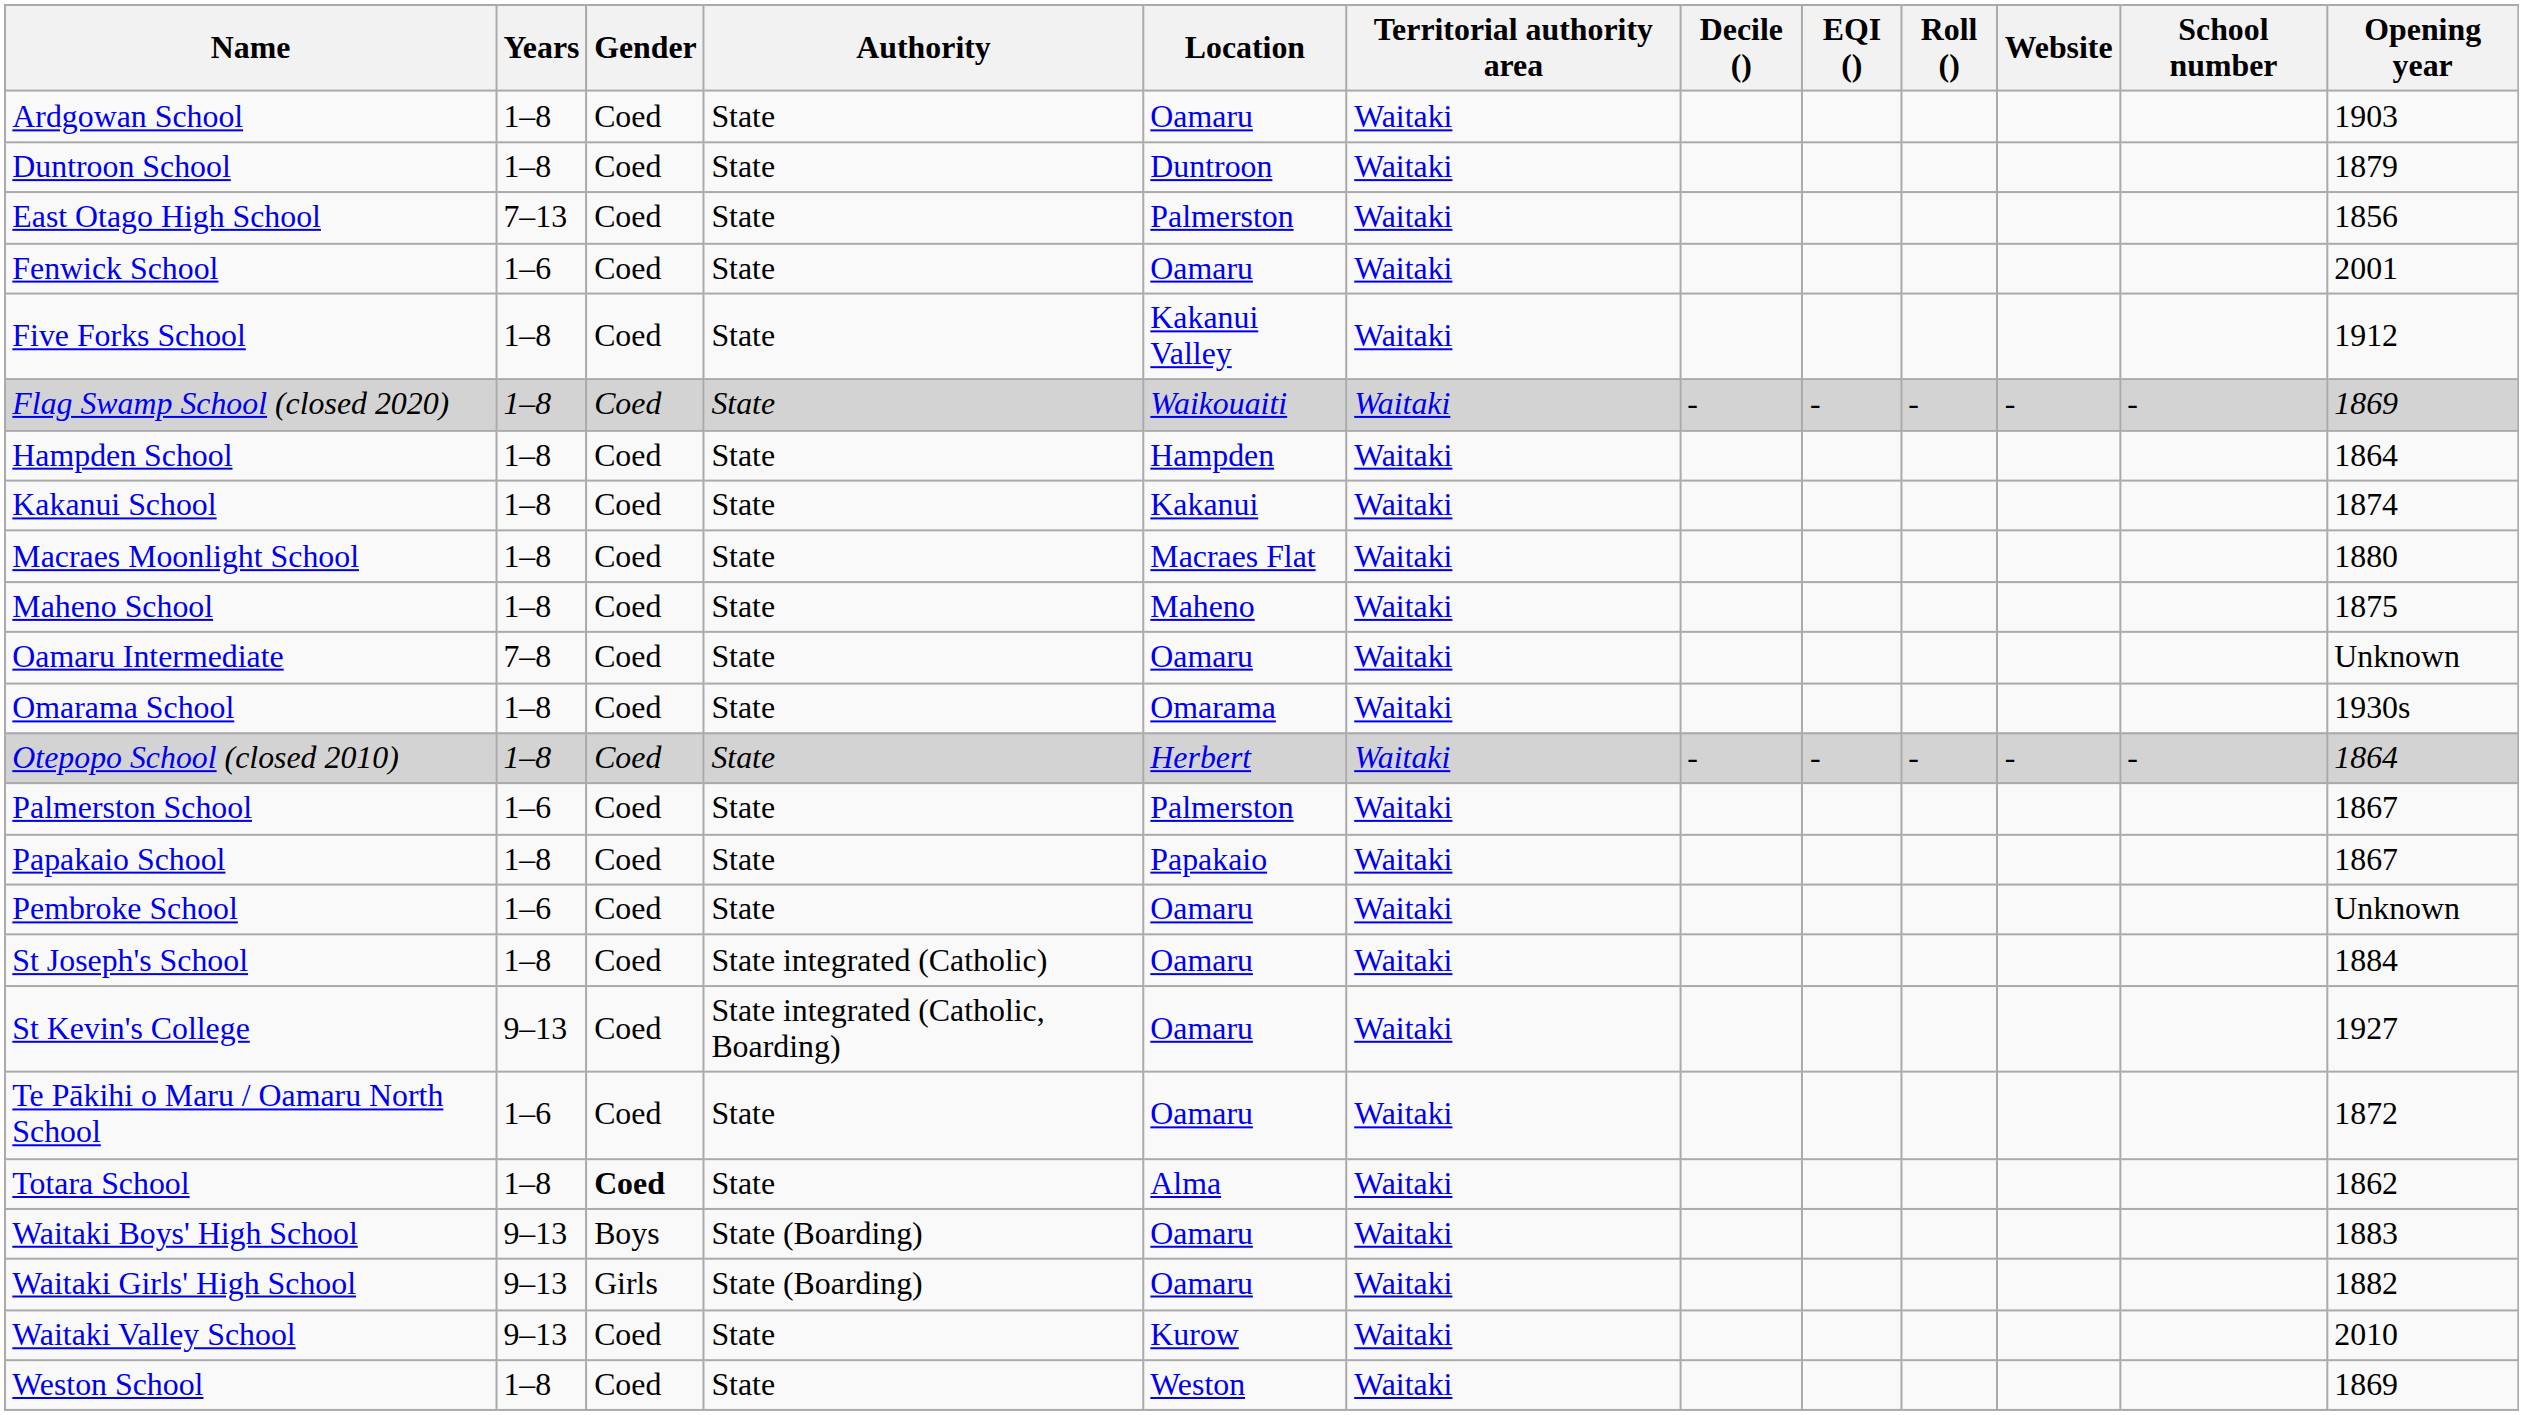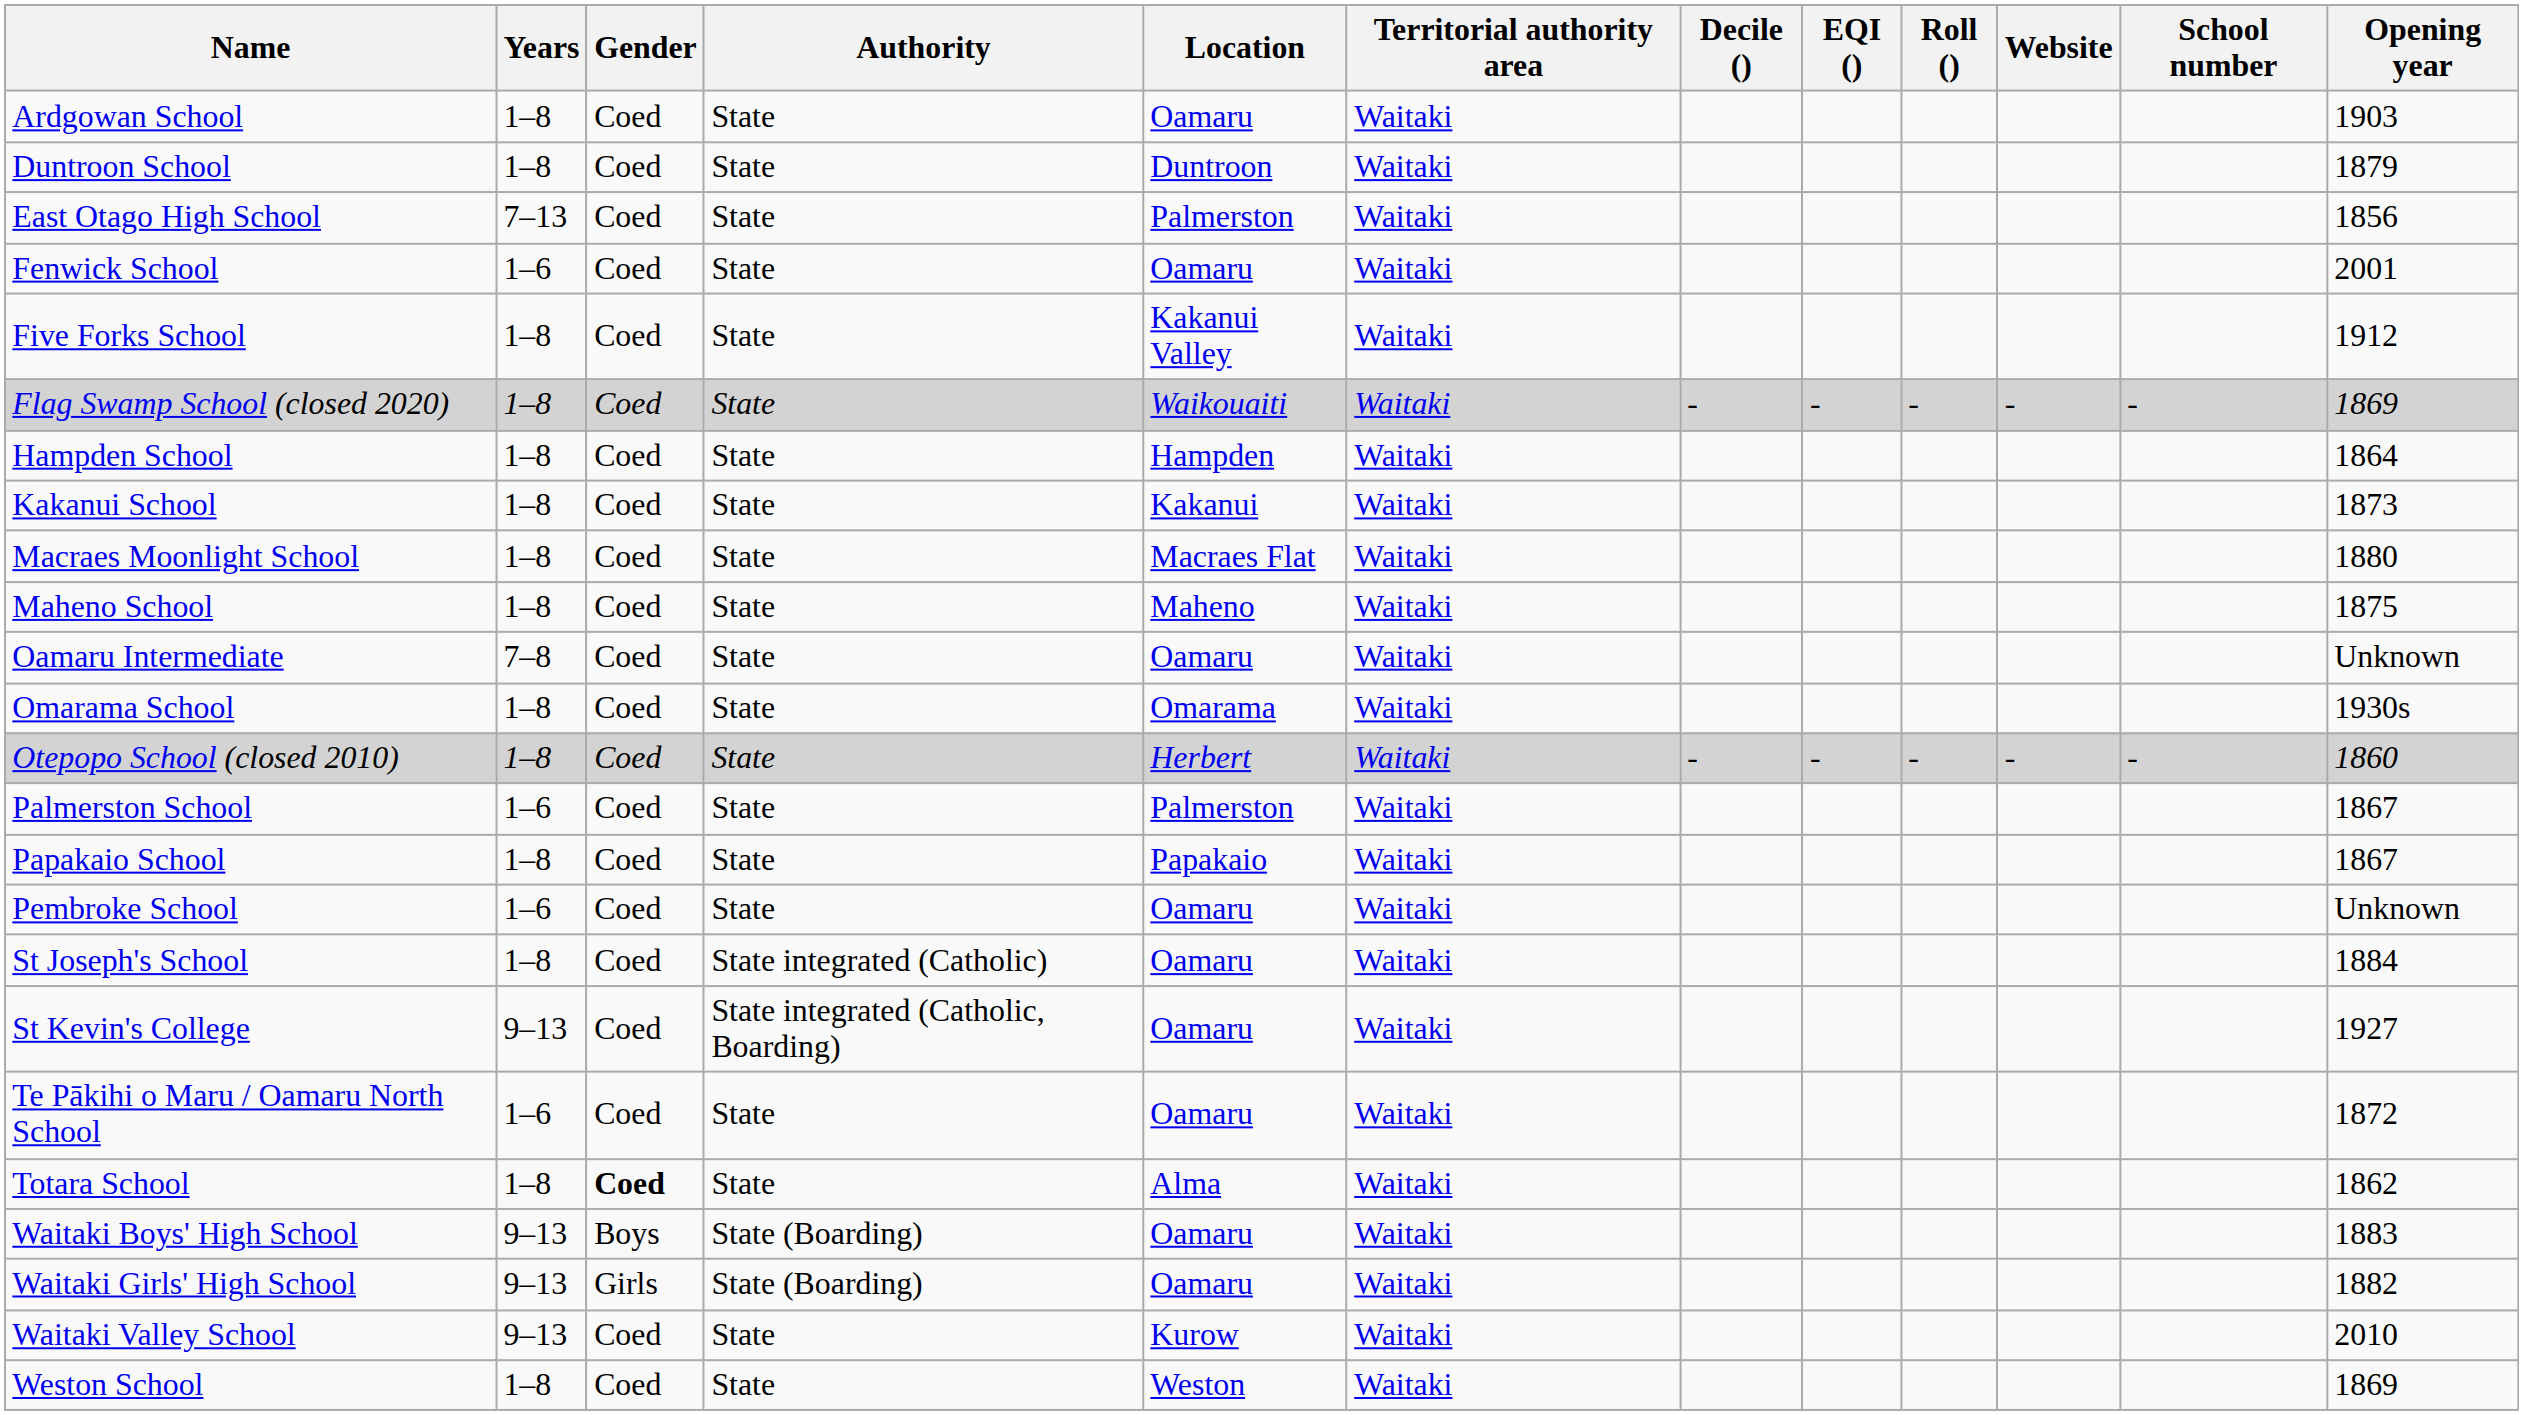(2366, 505) 1874 -> (2366, 505) 1873
(2366, 757) 1864 -> (2366, 757) 1860
